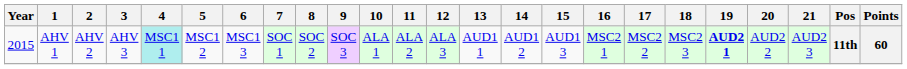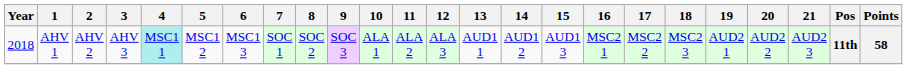(21, 44) 2015 -> (21, 44) 2018
(726, 44) bold -> (726, 44) normal
(881, 44) 60 -> (881, 44) 58
